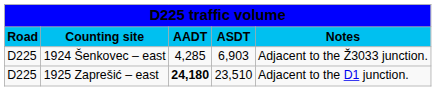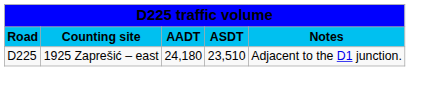- row: (105, 56)
(190, 75) bold -> (183, 56) normal
